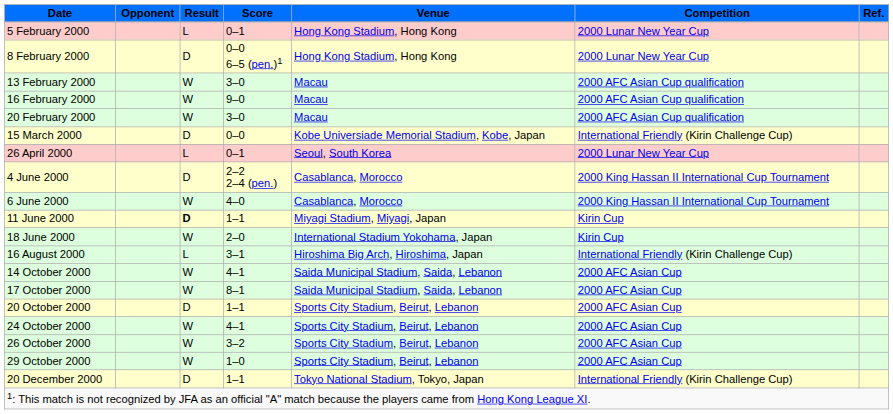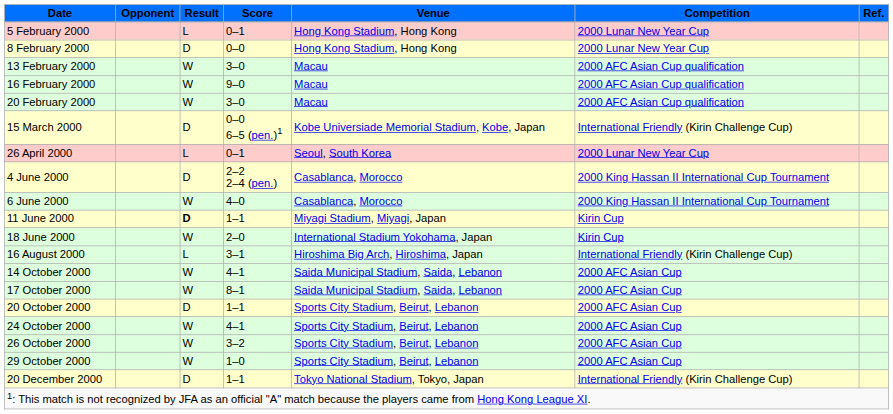(254, 56) 0–0 6–5 (pen.)1 -> (235, 48) 0–0
(235, 135) 0–0 -> (254, 127) 0–0 6–5 (pen.)1
